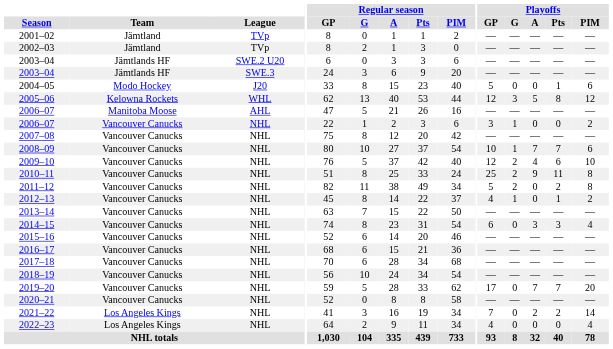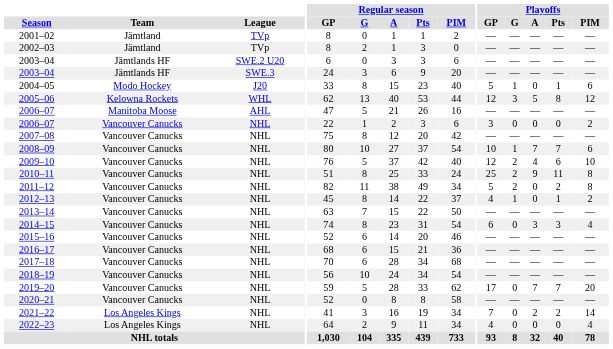(515, 86) 0 -> (515, 86) 1
(515, 123) 1 -> (515, 123) 0
